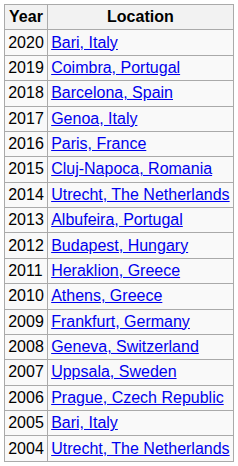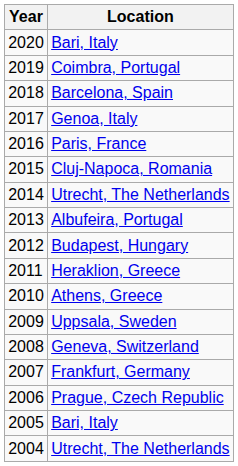(121, 321) Frankfurt, Germany -> (114, 321) Uppsala, Sweden
(114, 372) Uppsala, Sweden -> (121, 372) Frankfurt, Germany
